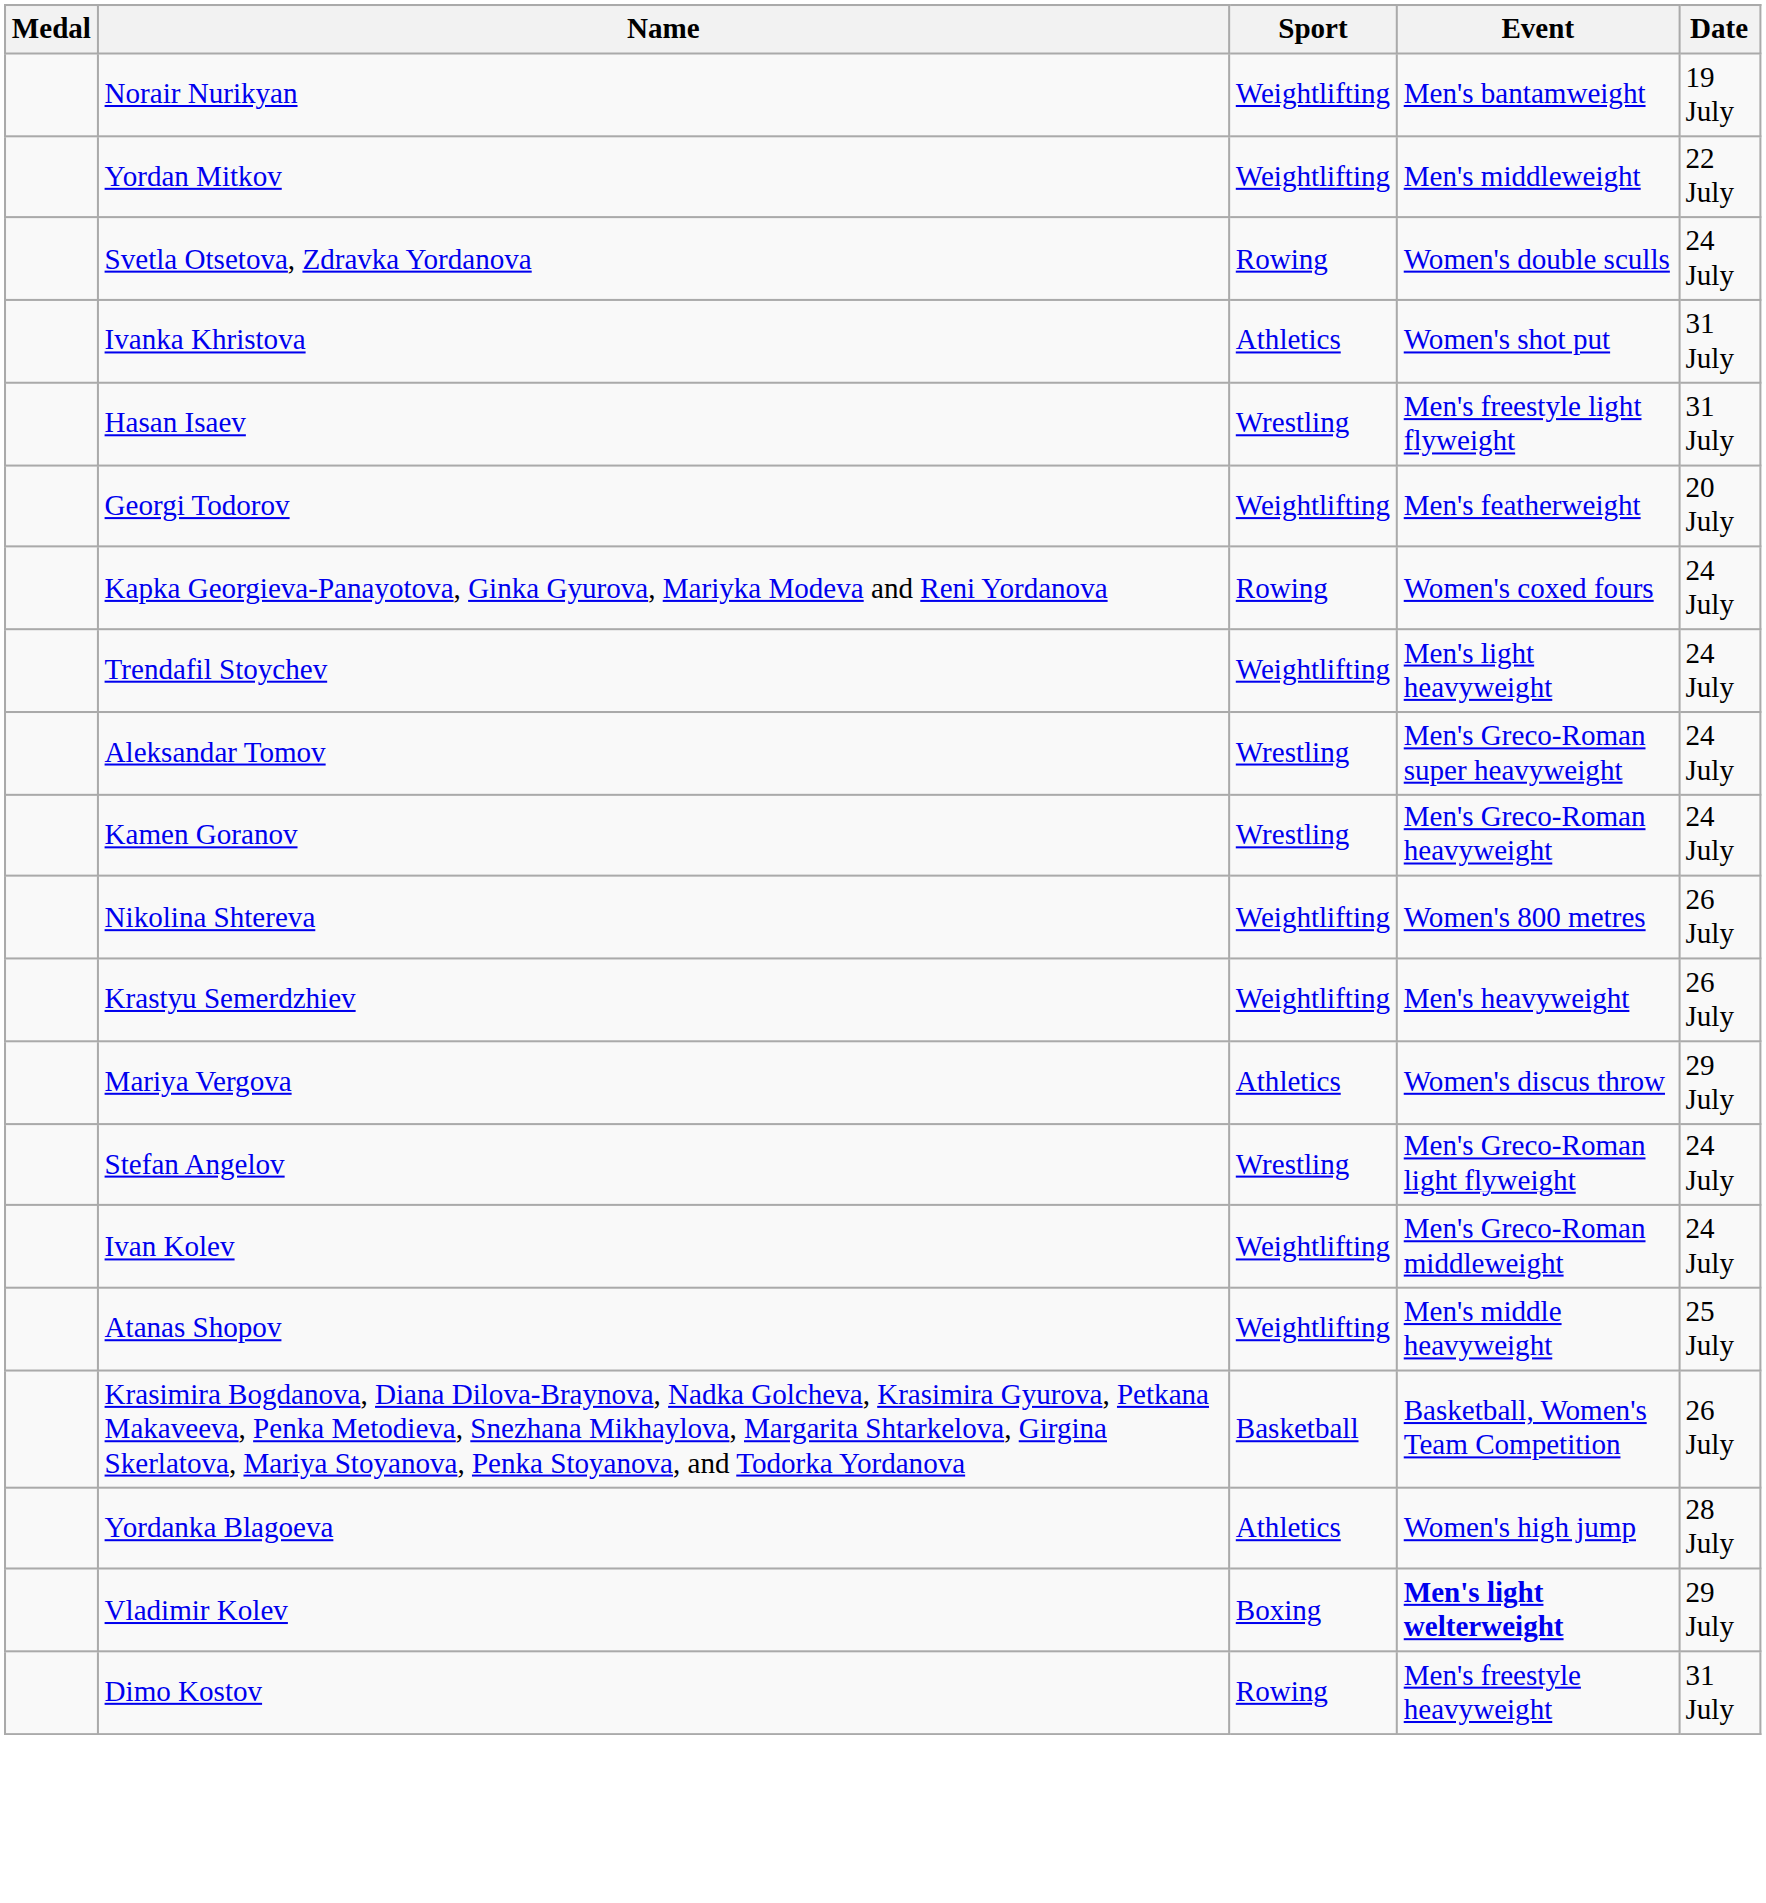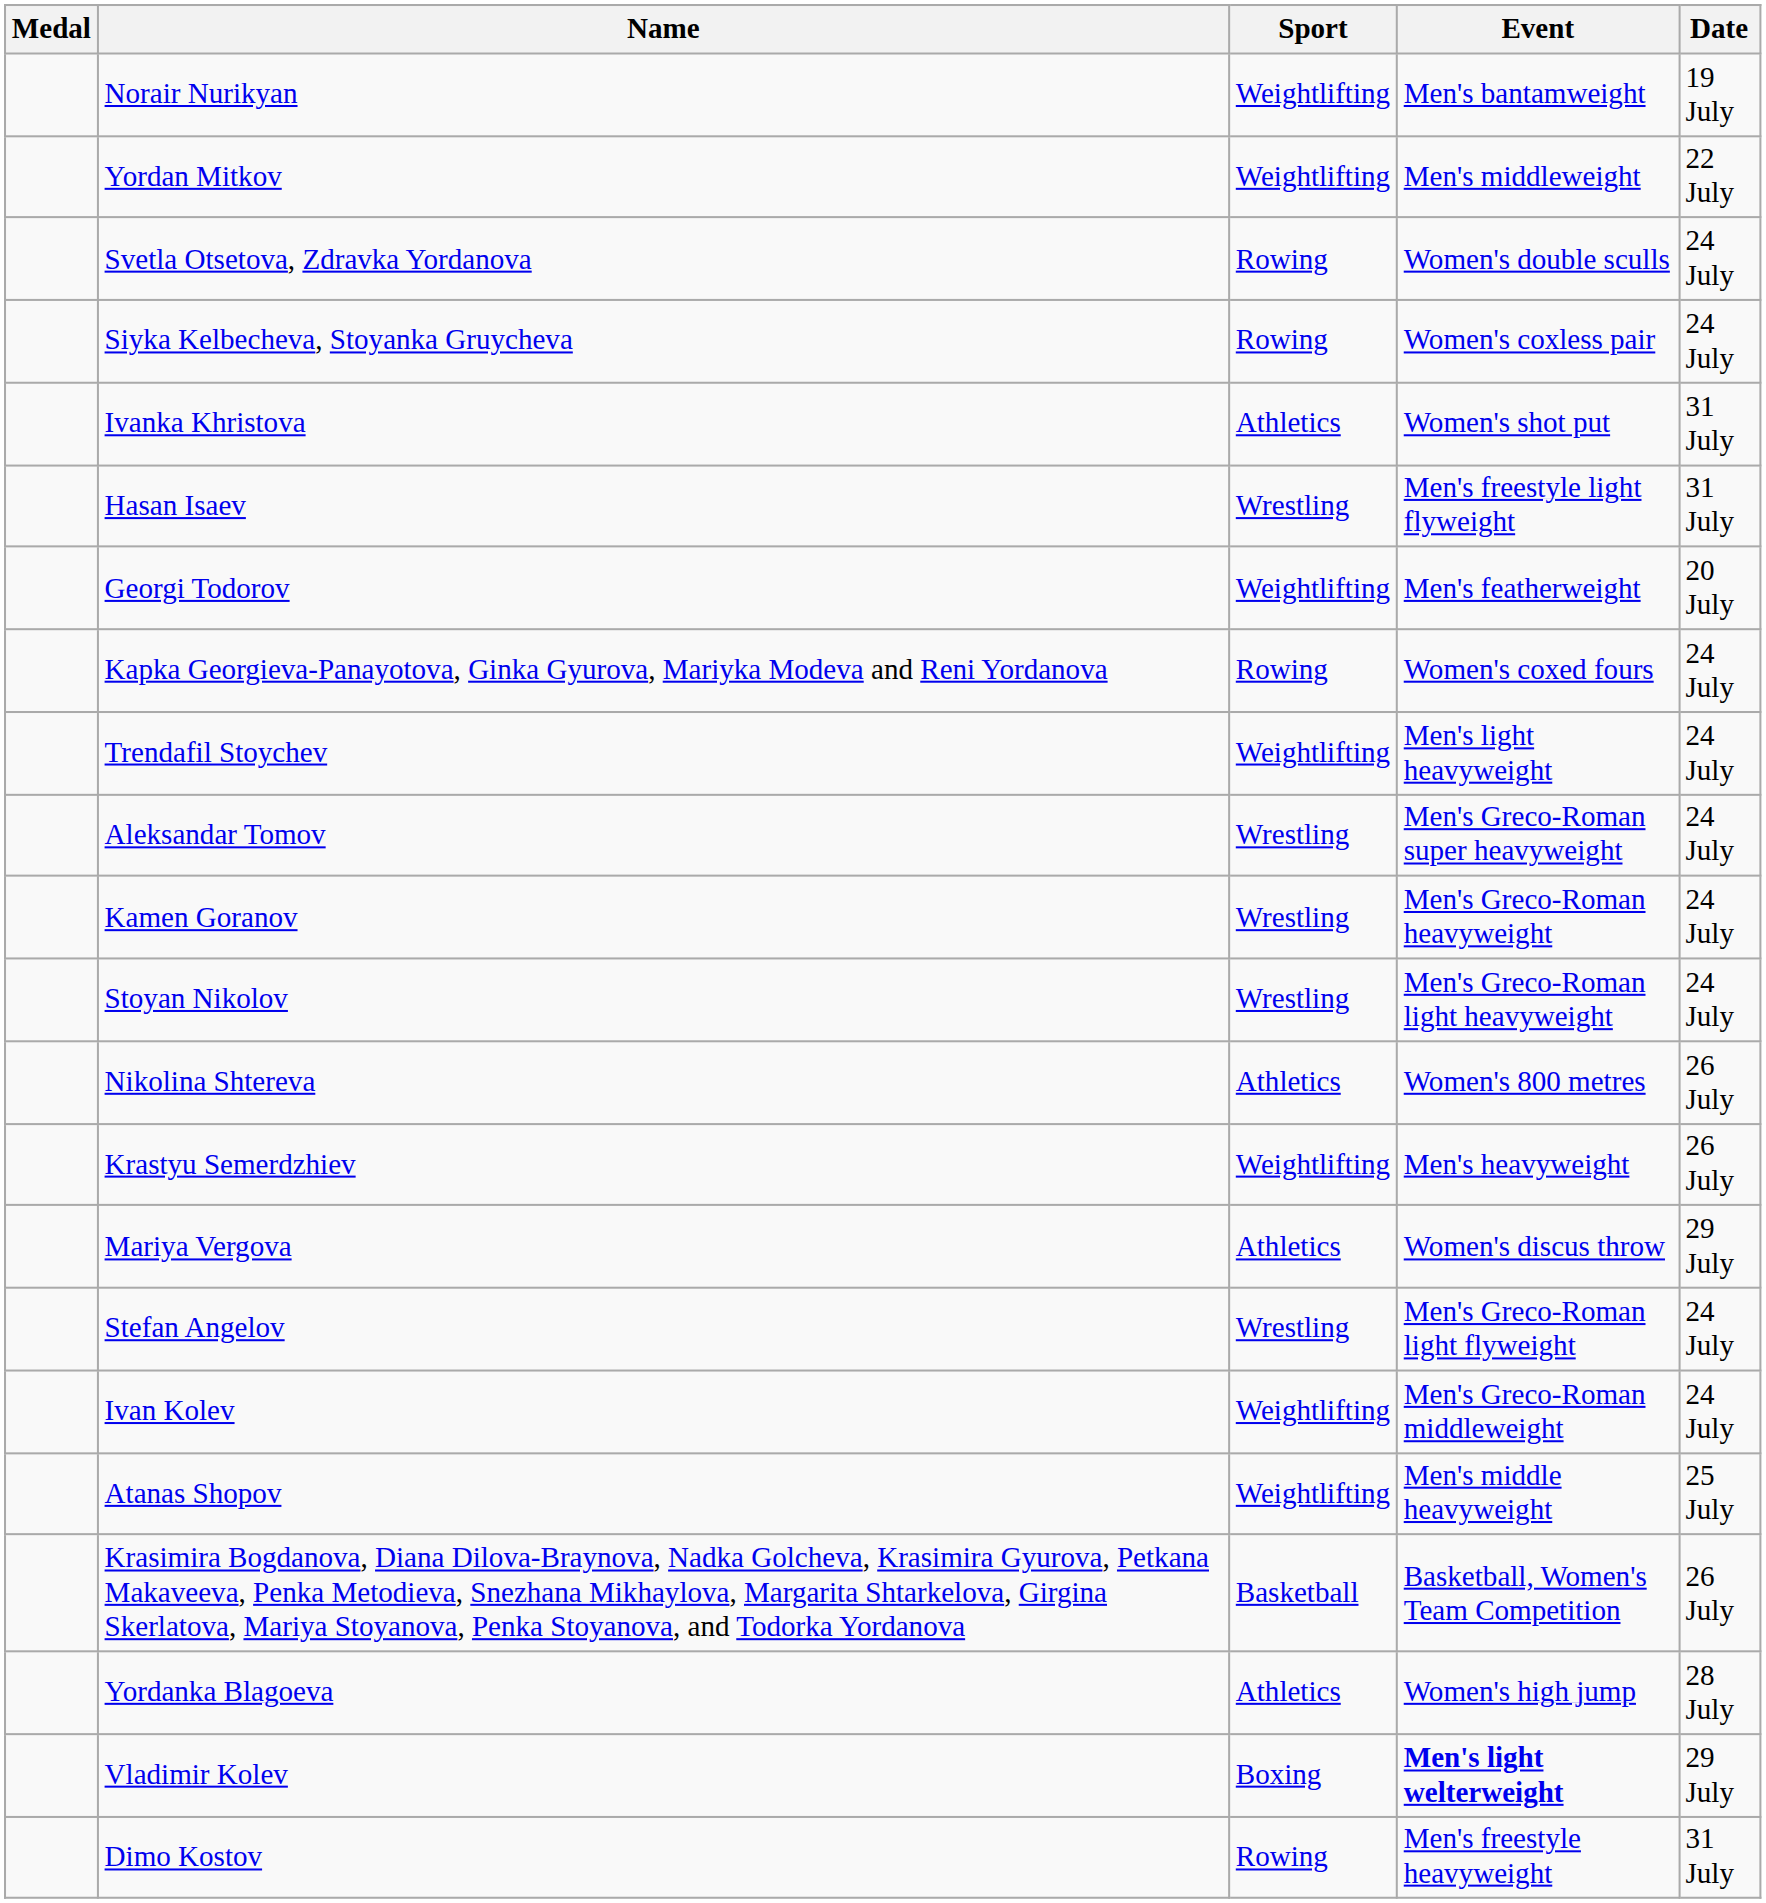+ row: (339, 340)
+ row: (196, 999)
(1313, 917) Weightlifting -> (1288, 1081) Athletics
